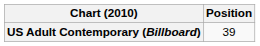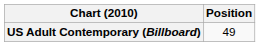(229, 32) 39 -> (229, 32) 49
